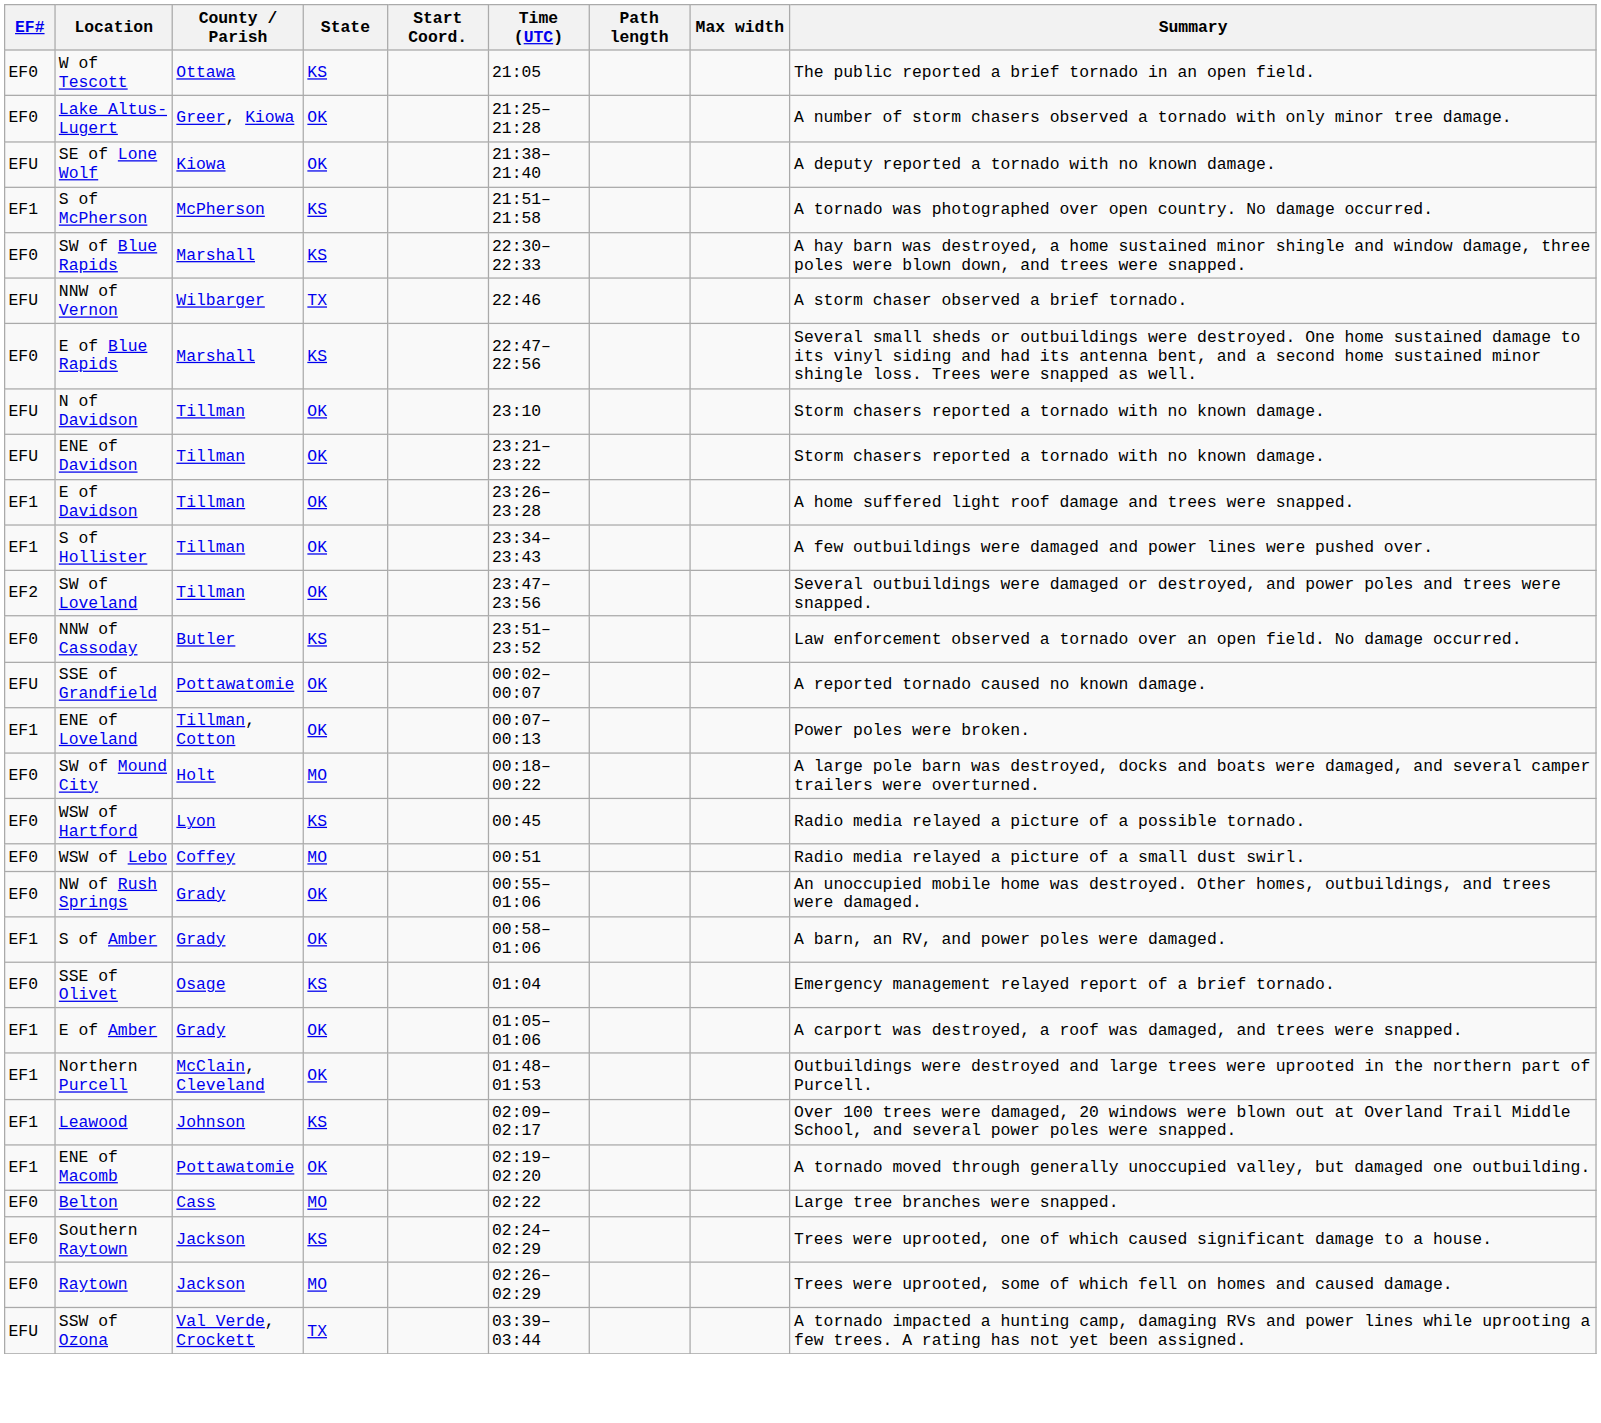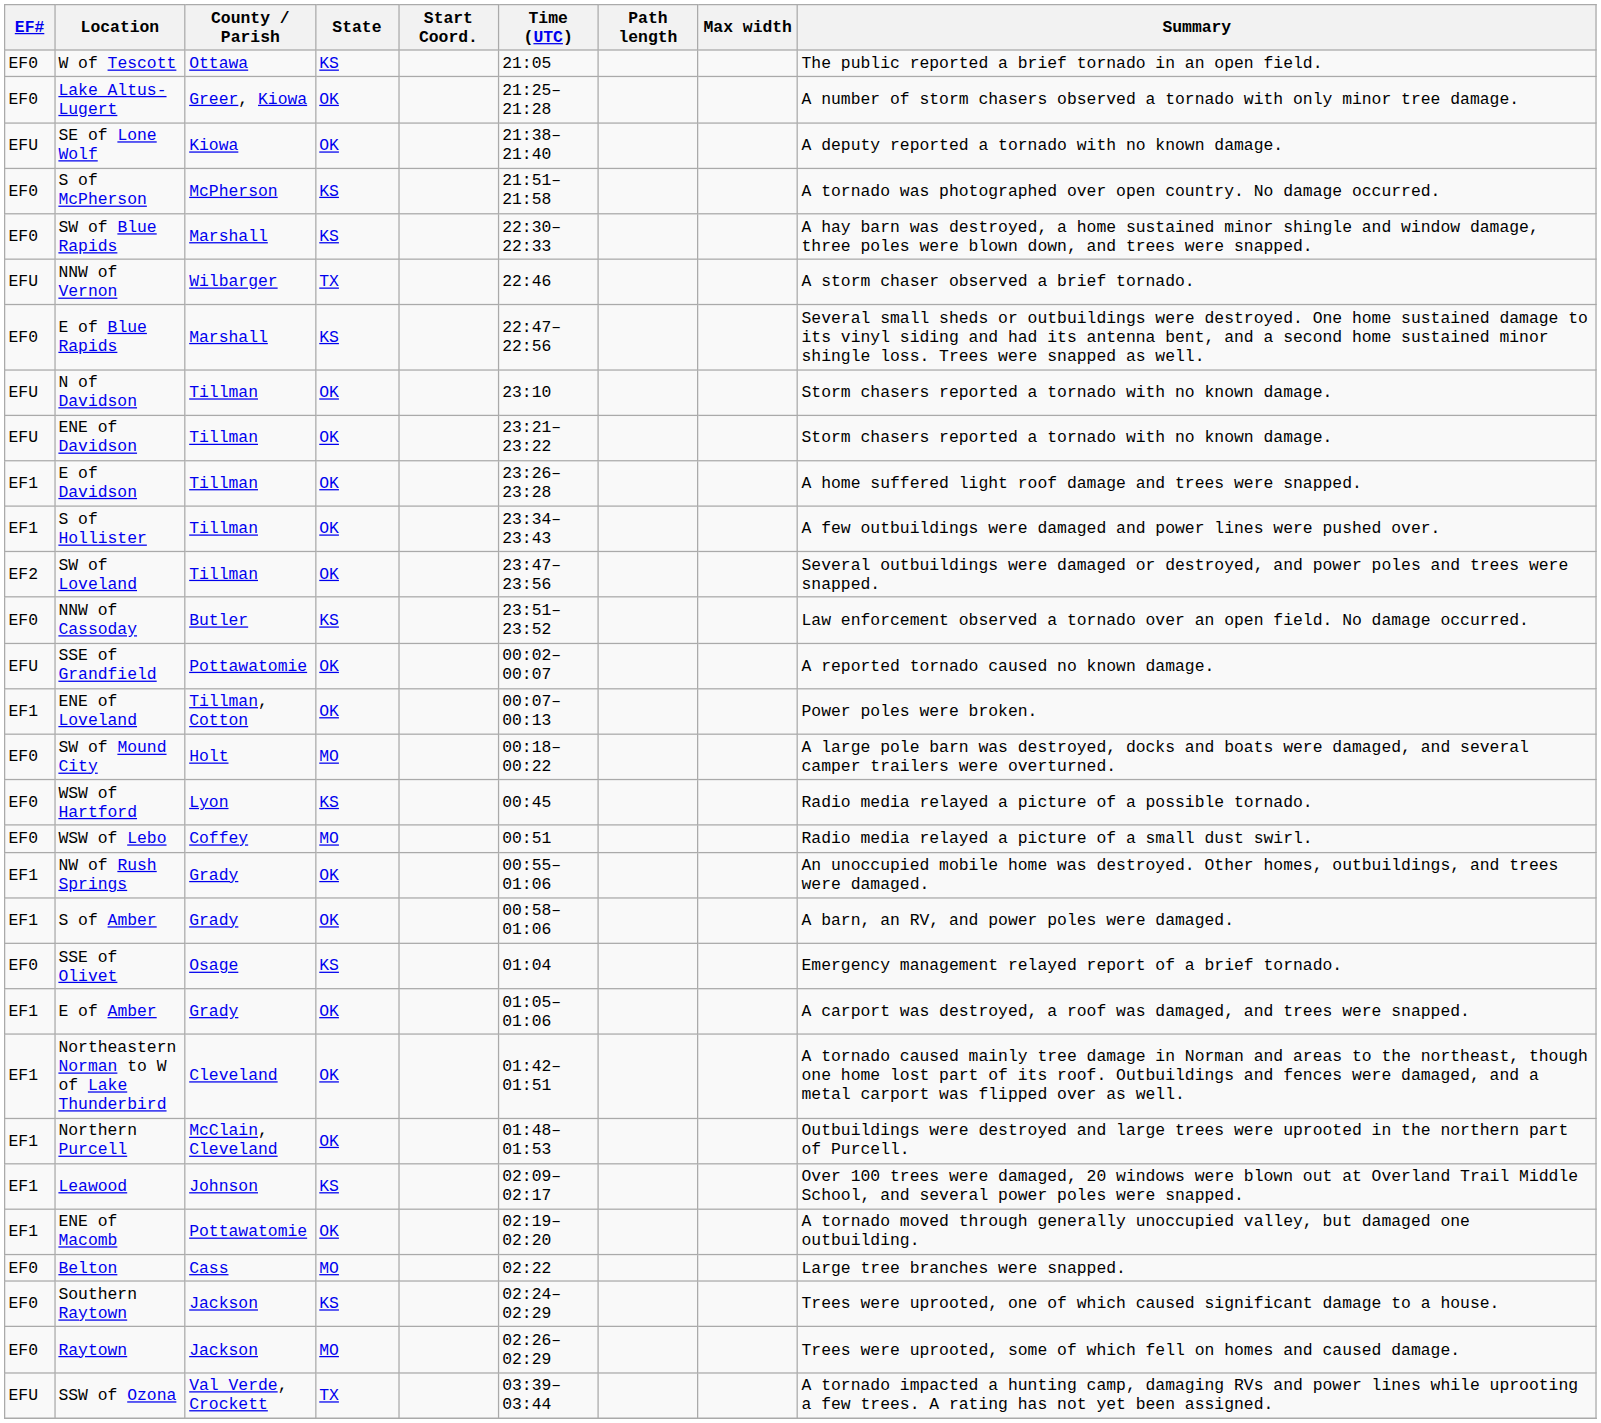(23, 210) EF1 -> (23, 191) EF0
(23, 894) EF0 -> (23, 875) EF1
+ row: (117, 1076)
